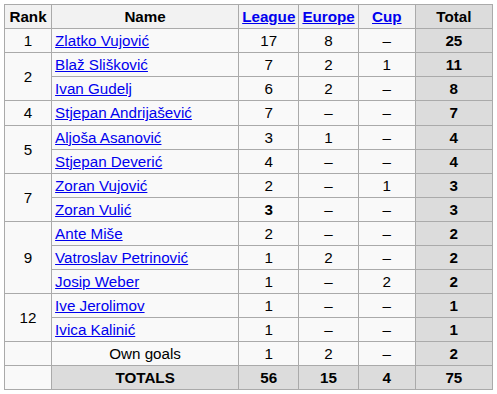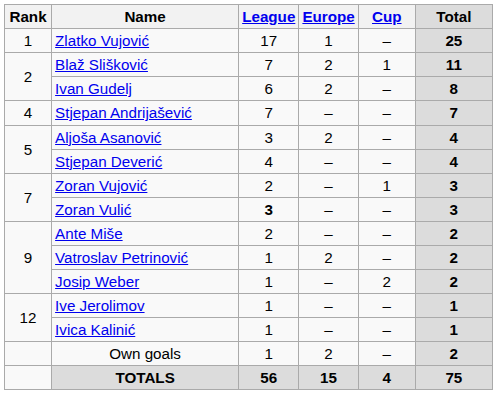(329, 41) 8 -> (329, 41) 1
(329, 137) 1 -> (329, 137) 2
